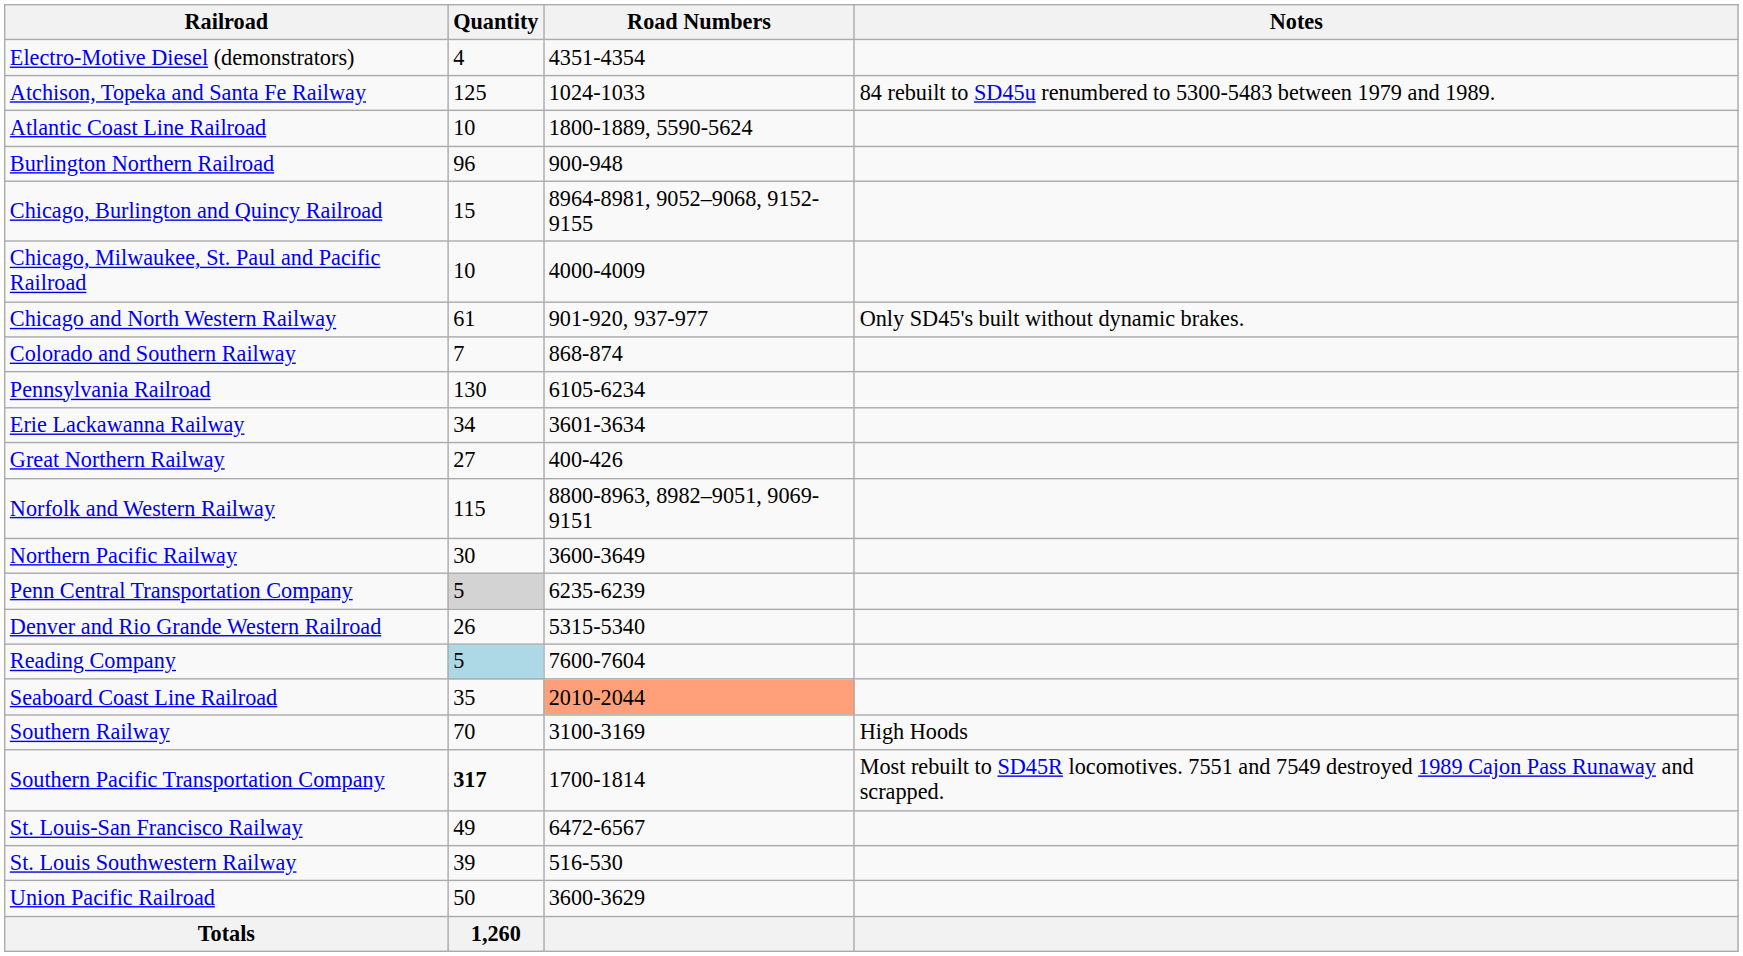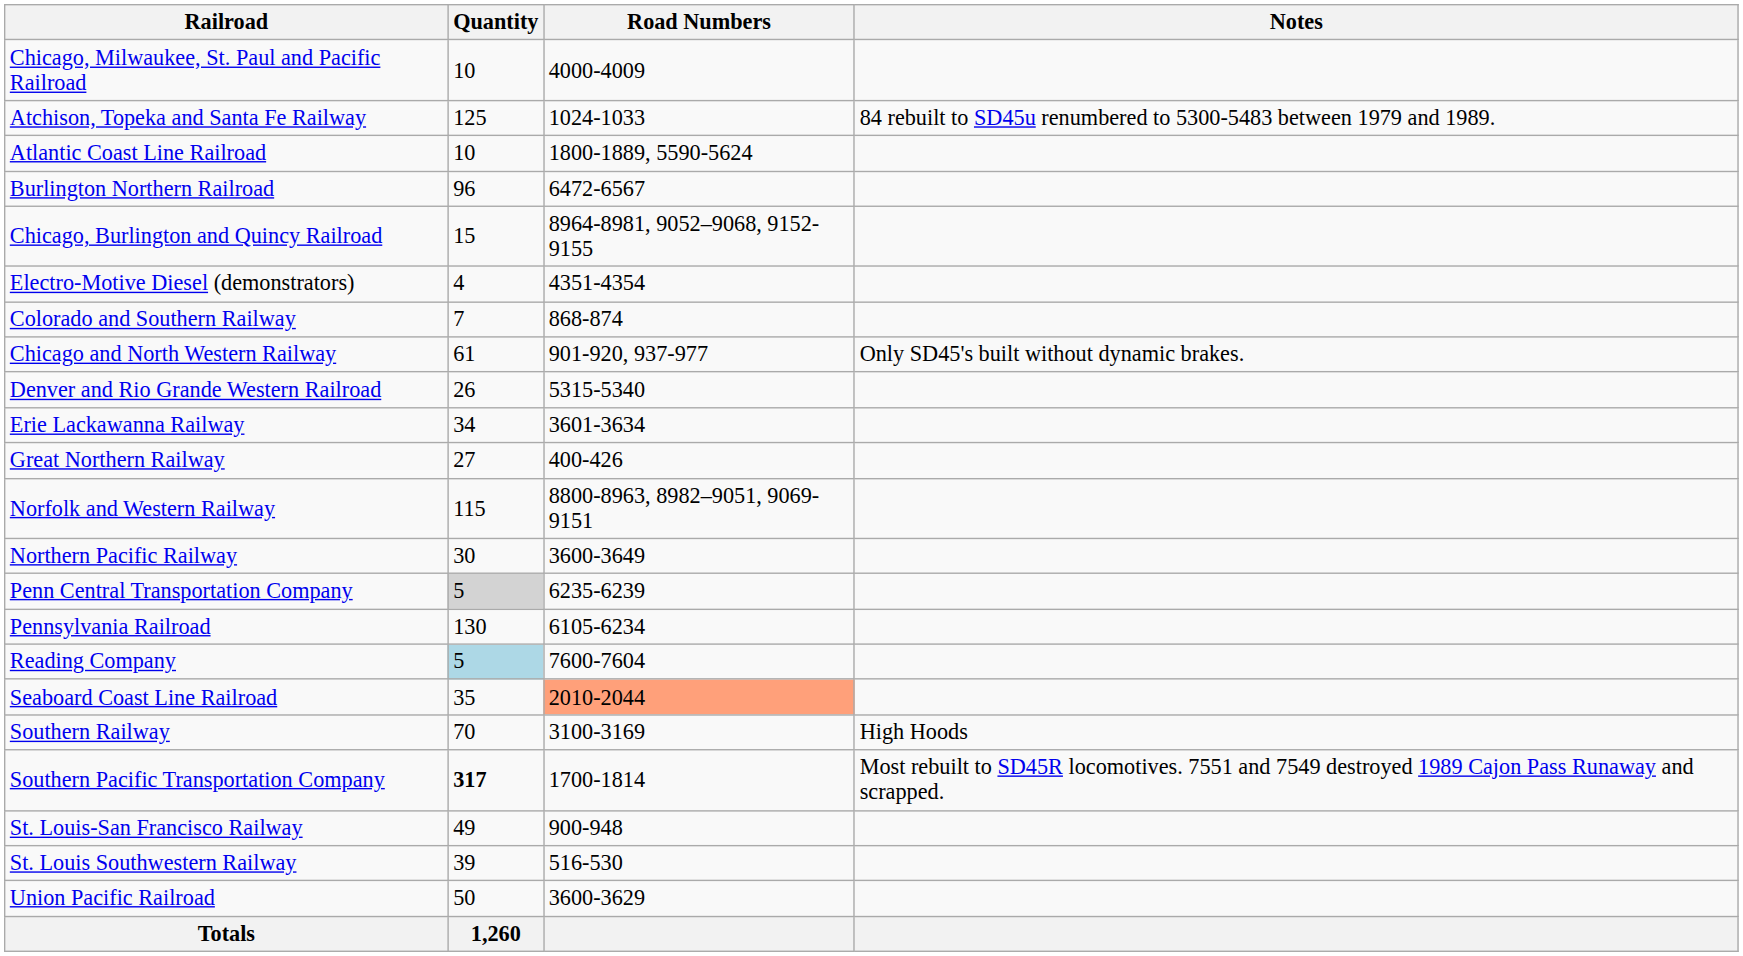rows swapped: (182, 57) <-> (195, 271)
(586, 163) 900-948 -> (597, 188) 6472-6567
rows swapped: (173, 319) <-> (153, 354)
rows swapped: (196, 626) <-> (110, 389)
(597, 827) 6472-6567 -> (586, 827) 900-948
